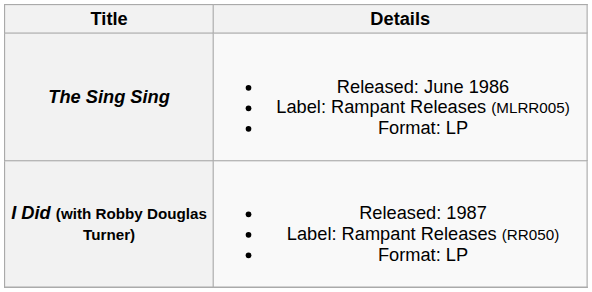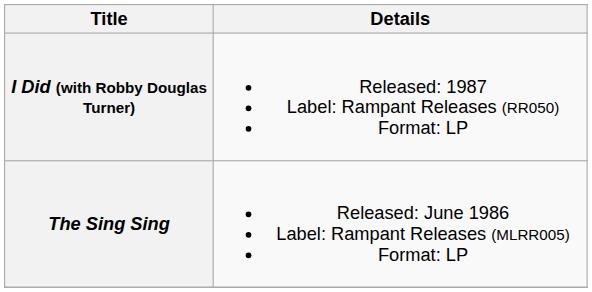rows swapped: (109, 96) <-> (109, 223)
